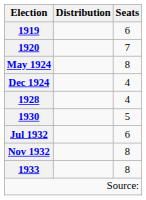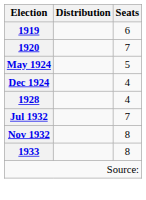(127, 65) 8 -> (127, 65) 5
- row: (29, 117)
(127, 134) 6 -> (127, 117) 7
